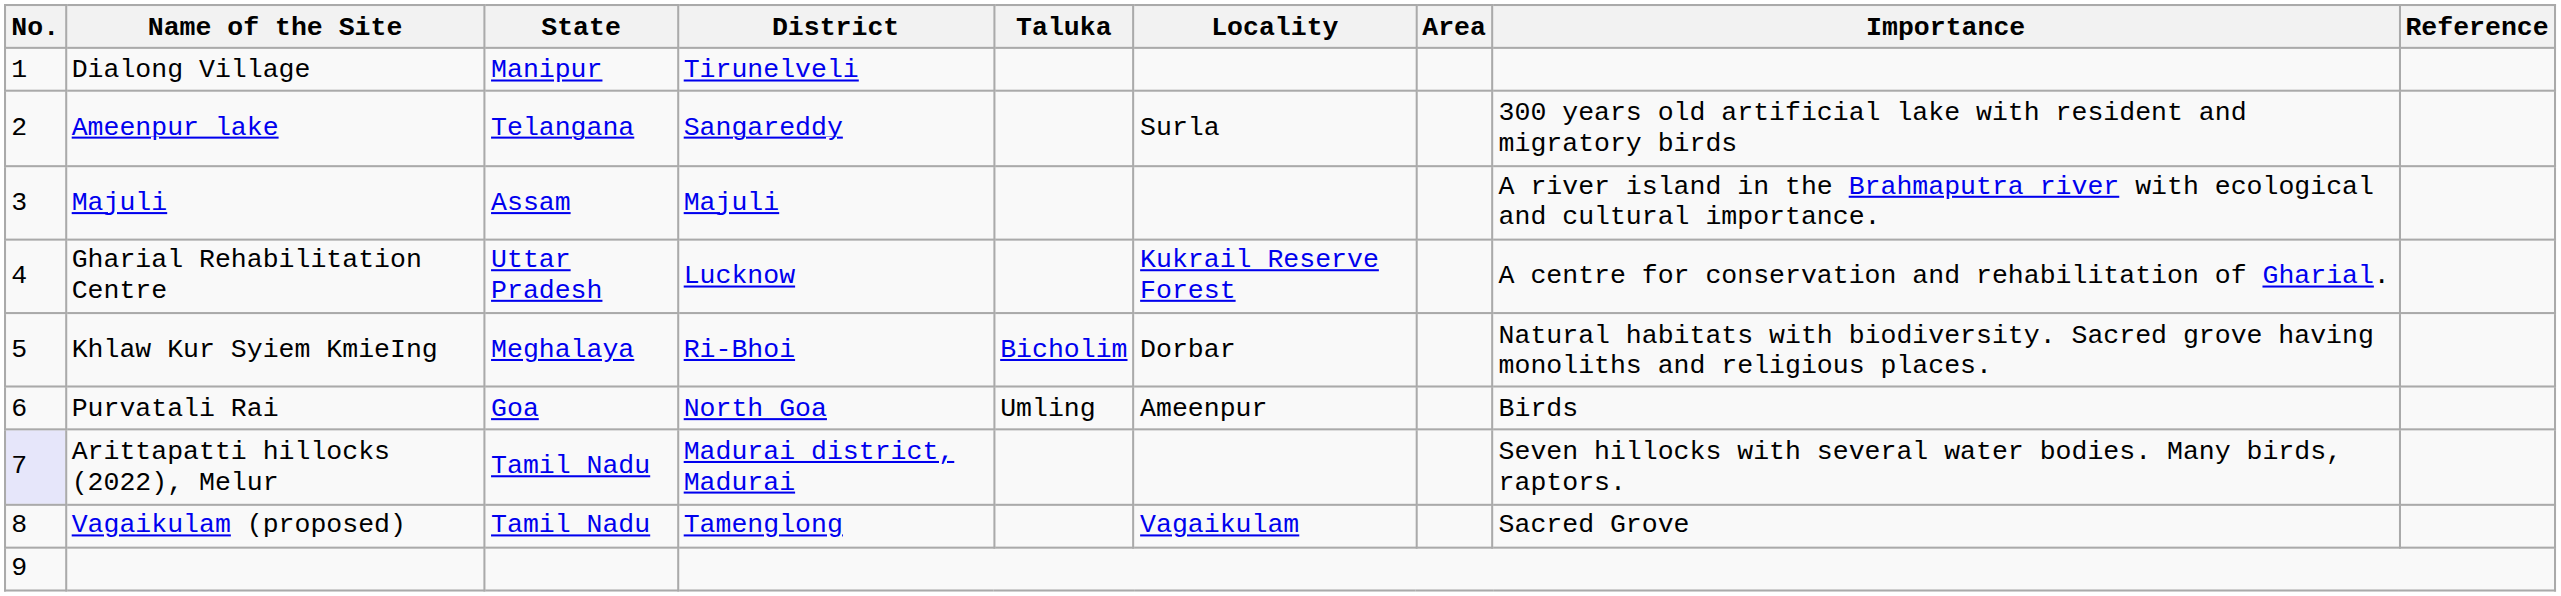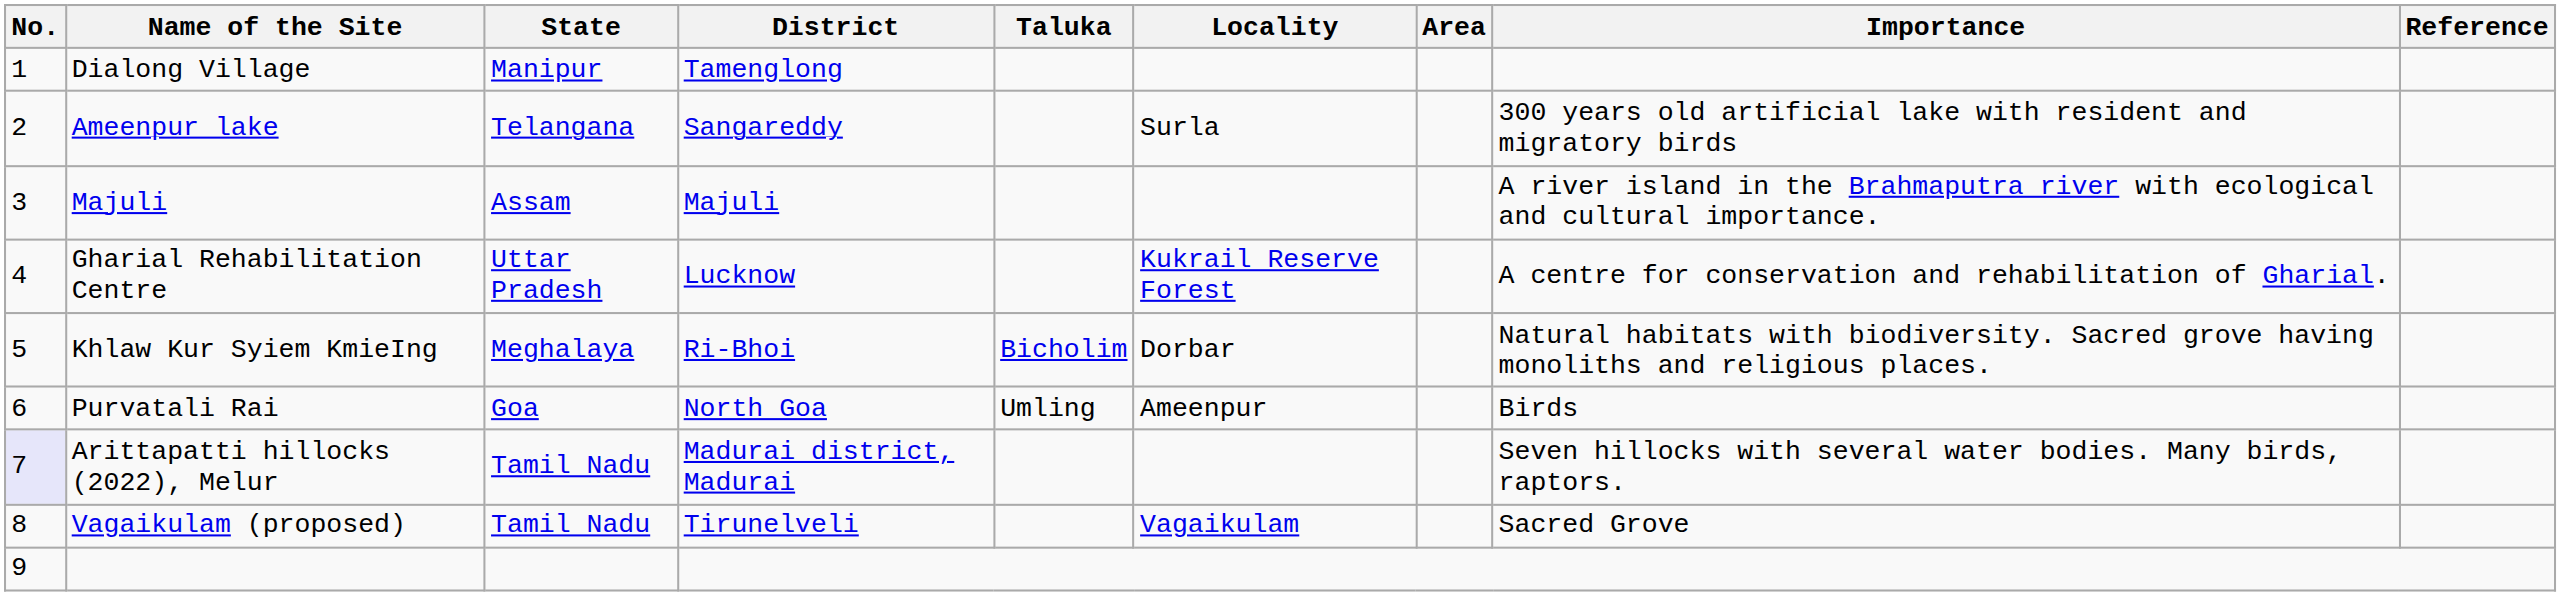(771, 70) Tirunelveli -> (763, 70) Tamenglong
(763, 525) Tamenglong -> (771, 525) Tirunelveli
